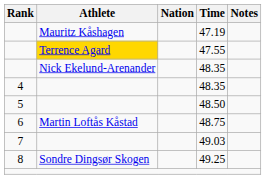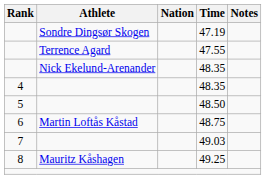(82, 31) Mauritz Kåshagen -> (94, 31) Sondre Dingsør Skogen
(75, 50) gold background -> (75, 50) no background
(94, 159) Sondre Dingsør Skogen -> (82, 159) Mauritz Kåshagen
